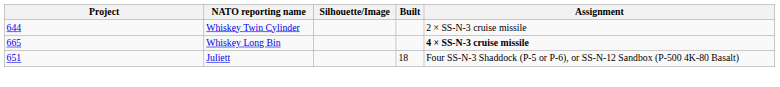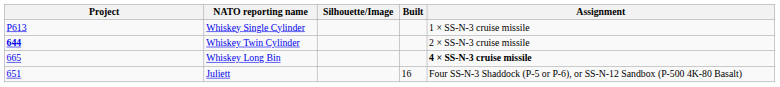+ row: (256, 27)
(14, 27) normal -> (14, 43) bold
(403, 58) 18 -> (406, 74) 16
